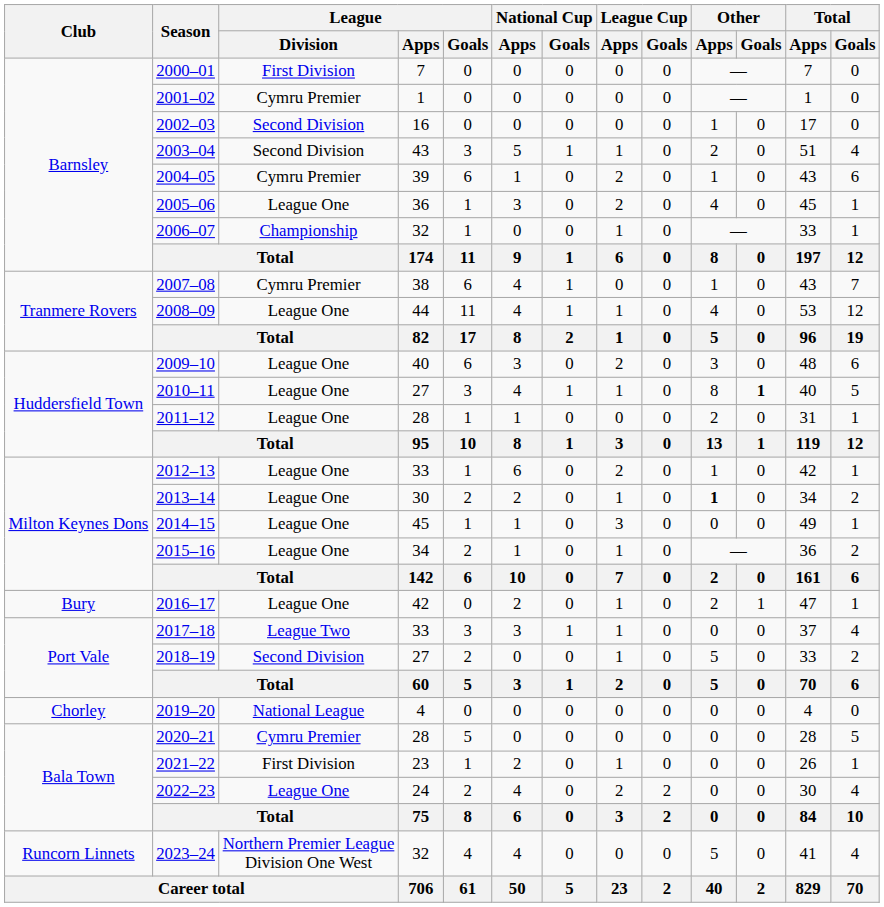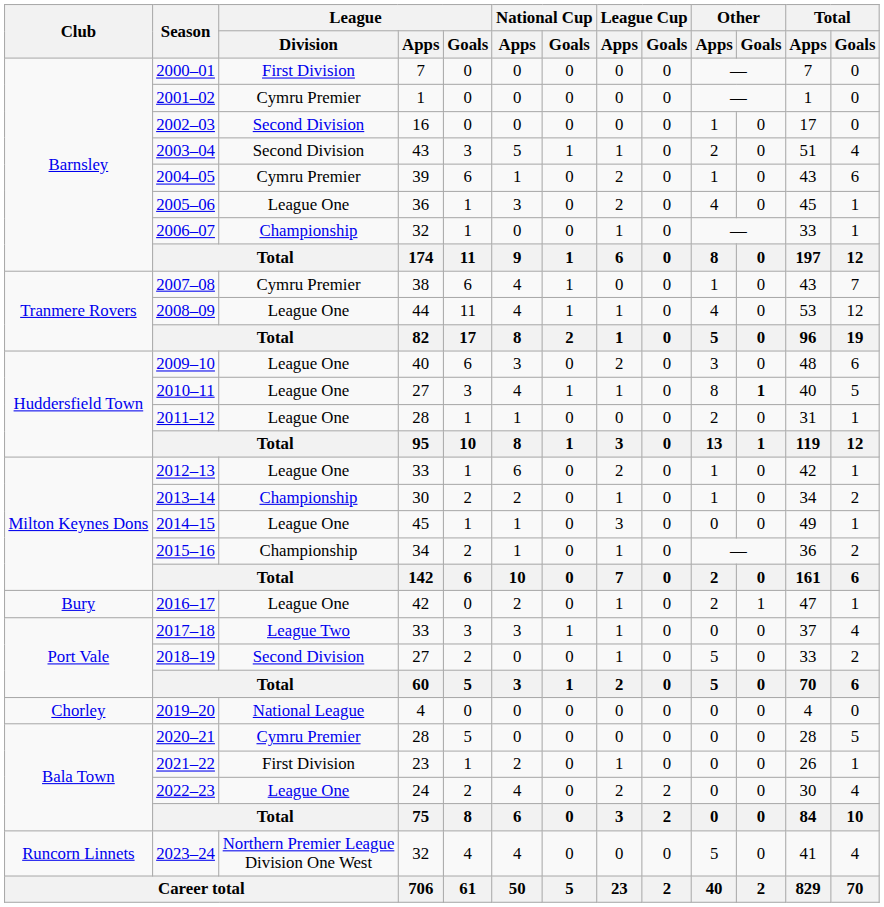(309, 497) League One -> (308, 497) Championship
(714, 497) bold -> (714, 497) normal
(309, 550) League One -> (308, 550) Championship
